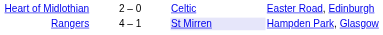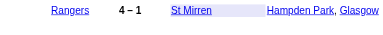- row: (47, 9)
(130, 24) normal -> (130, 10) bold
